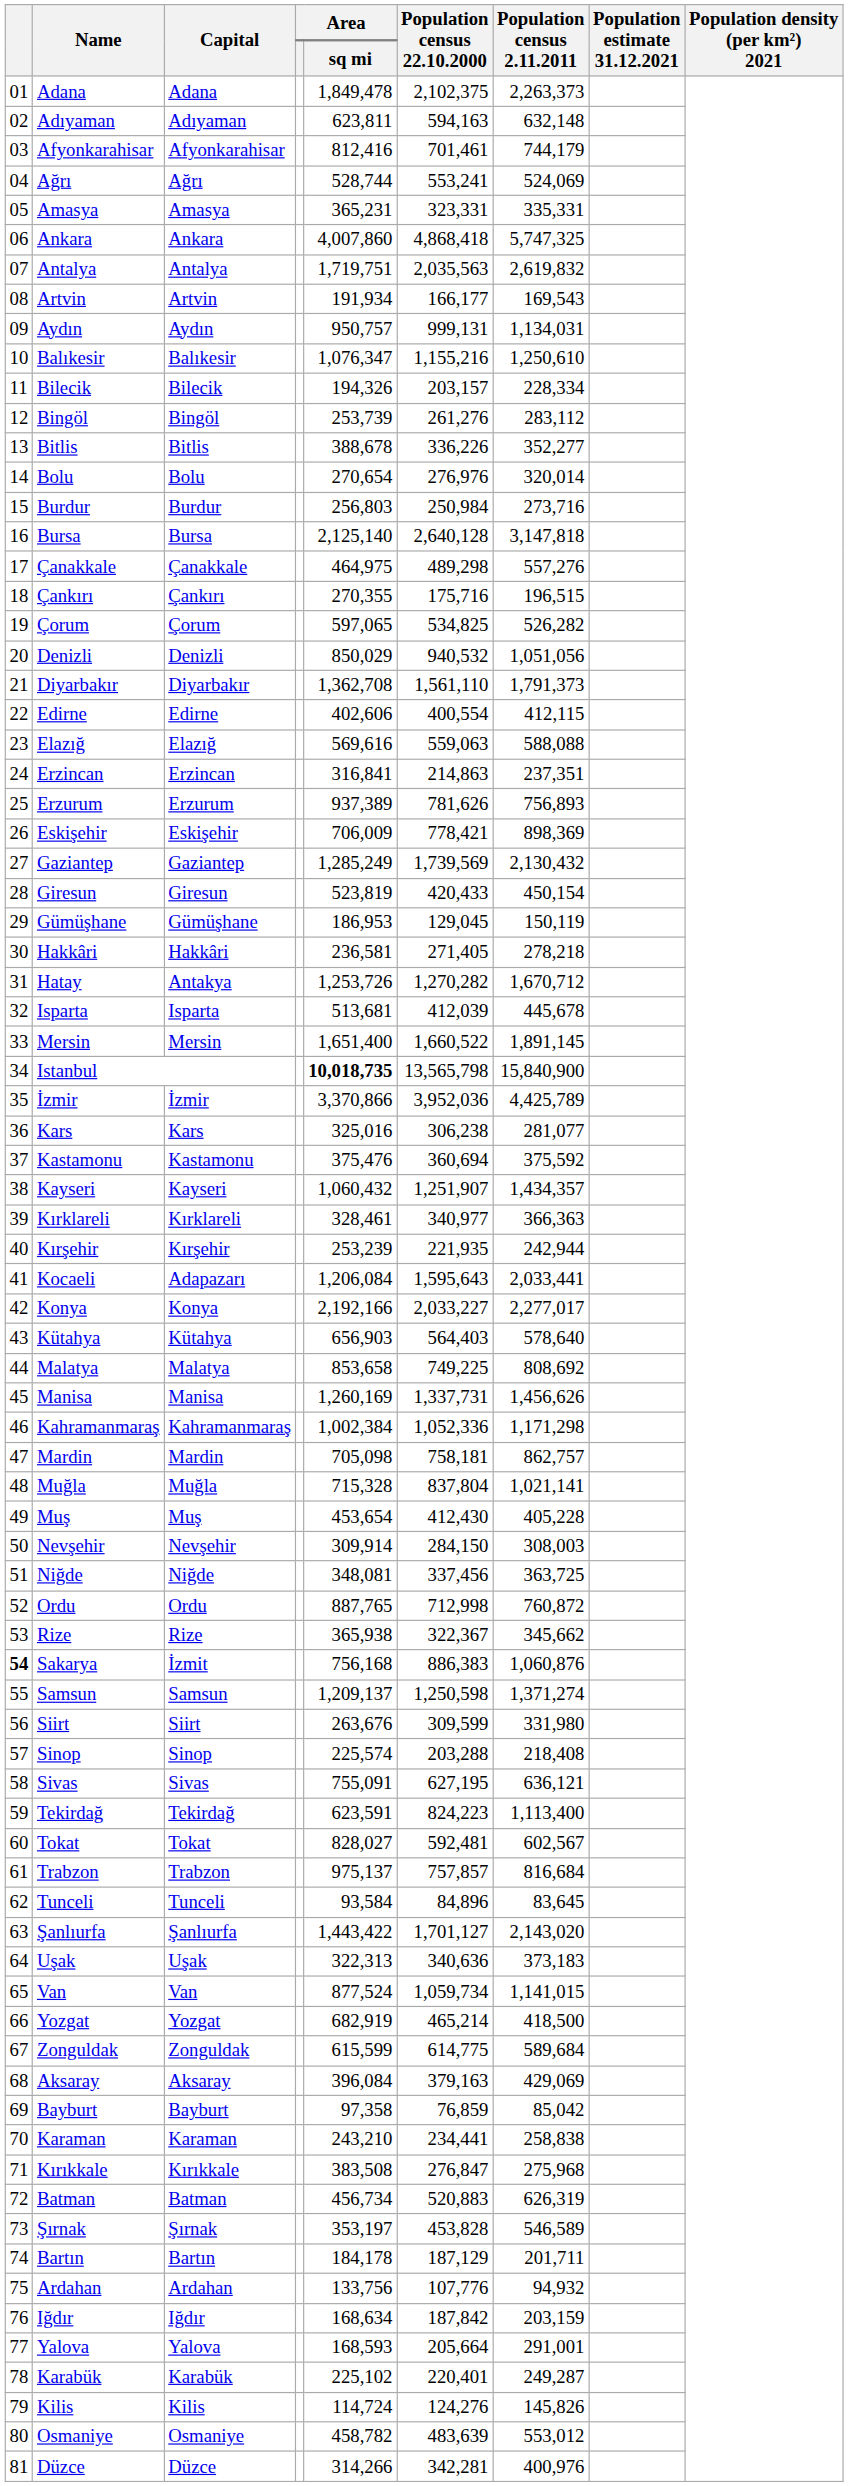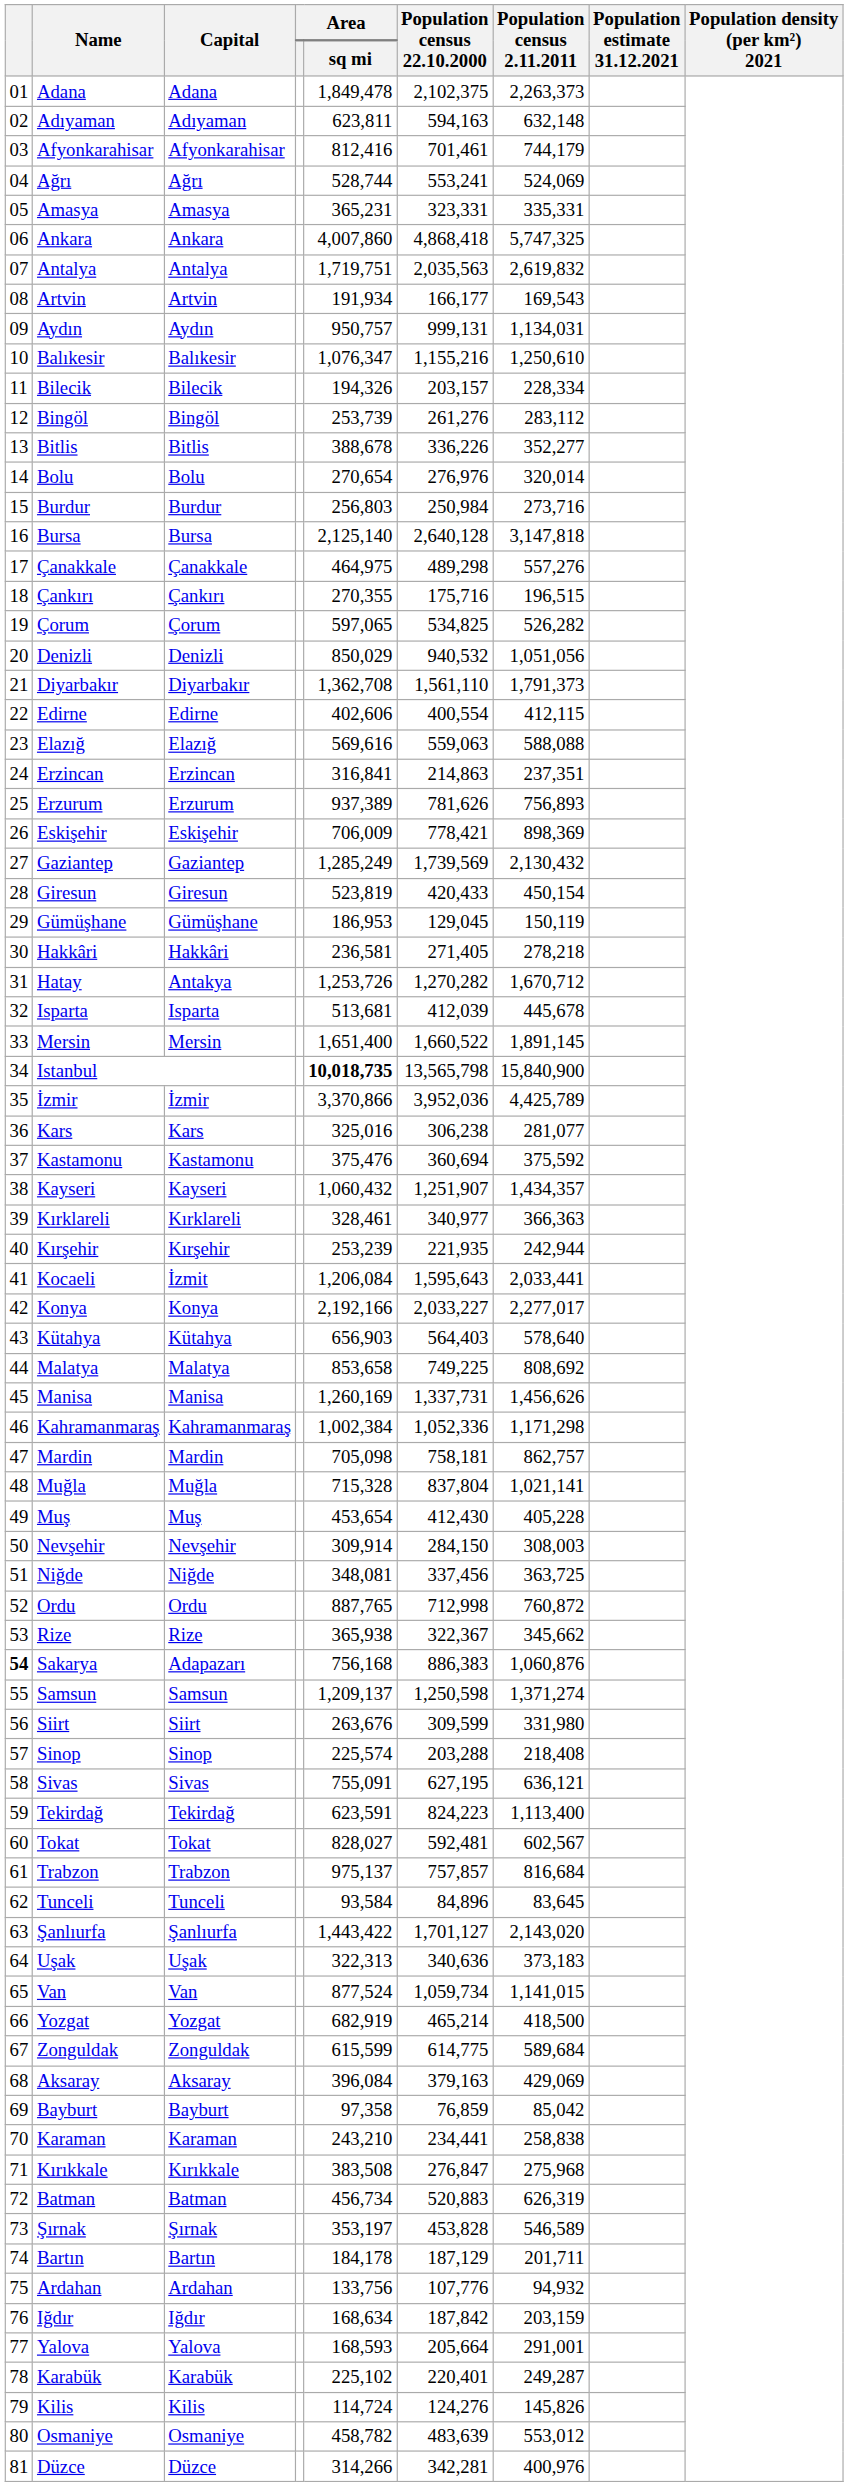(207, 1278) Adapazarı -> (188, 1278) İzmit
(188, 1664) İzmit -> (207, 1664) Adapazarı
